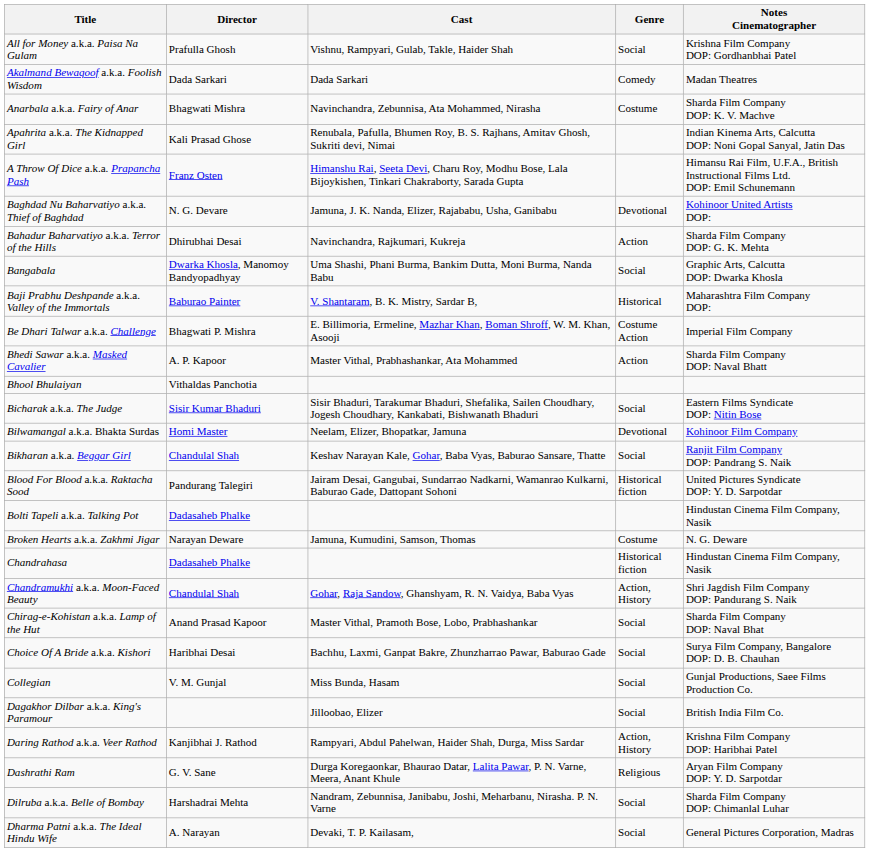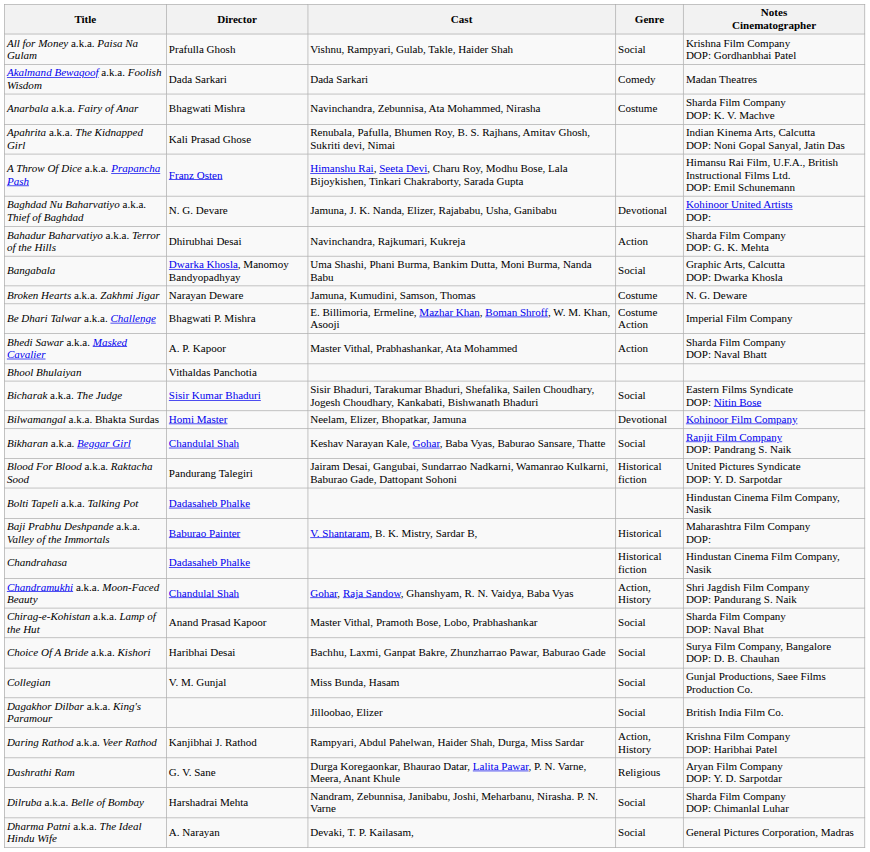rows swapped: (73, 301) <-> (83, 539)
